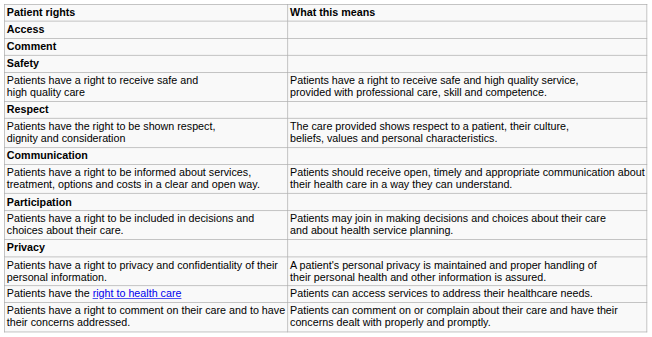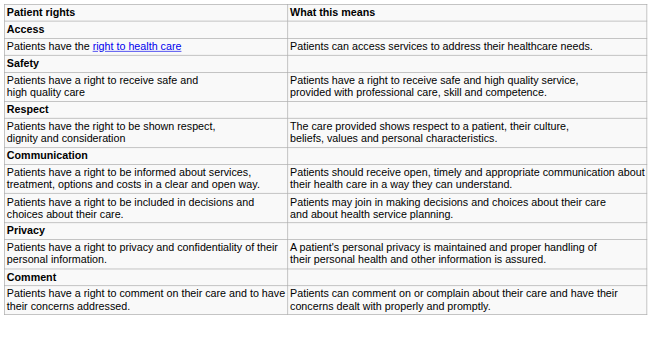rows swapped: (94, 294) <-> (32, 47)
- row: (39, 202)
